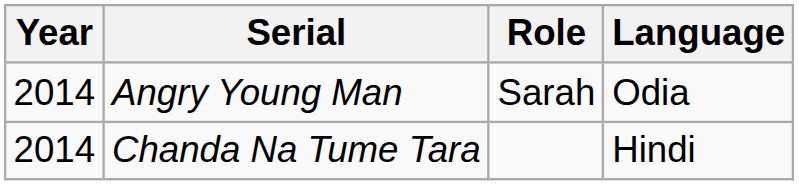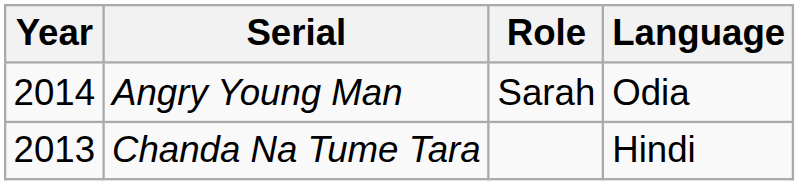(54, 149) 2014 -> (54, 149) 2013
